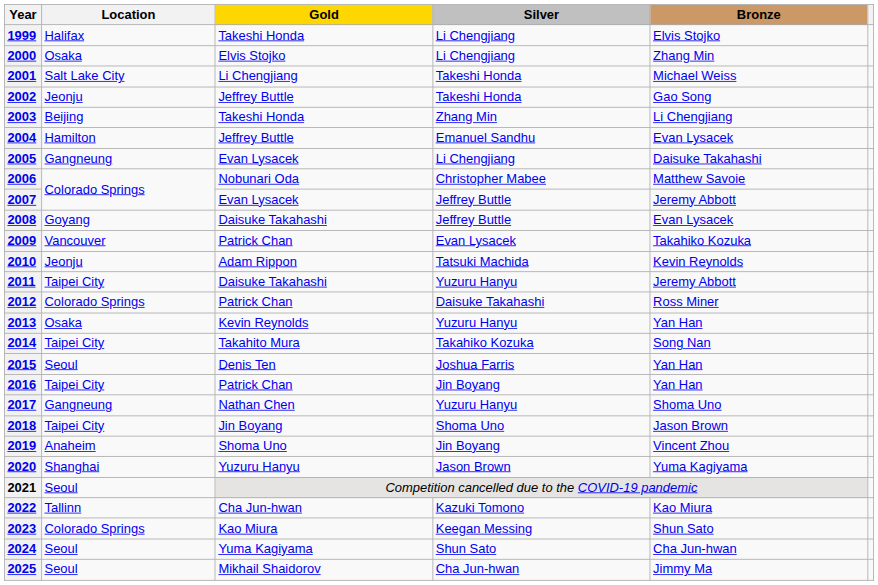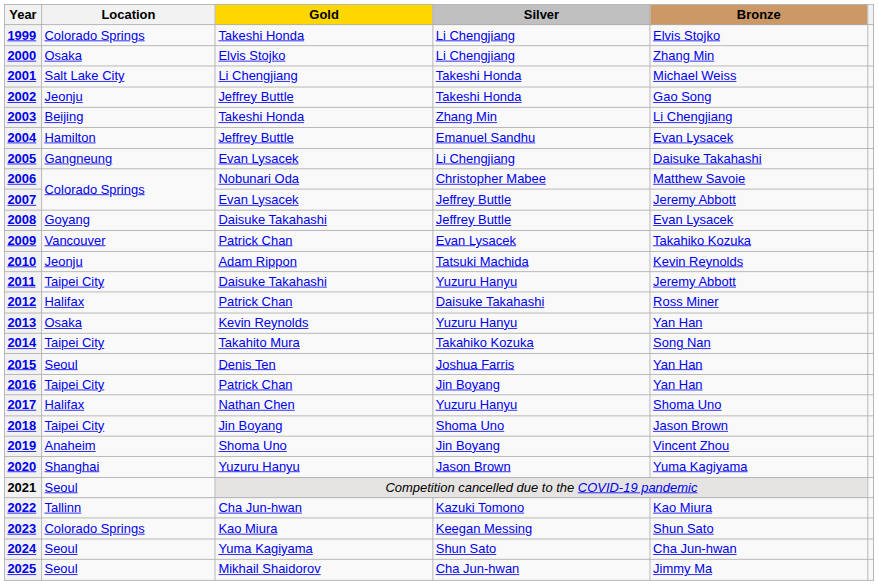(64, 35) Halifax -> (95, 35) Colorado Springs
(95, 302) Colorado Springs -> (64, 302) Halifax
(78, 405) Gangneung -> (64, 405) Halifax
